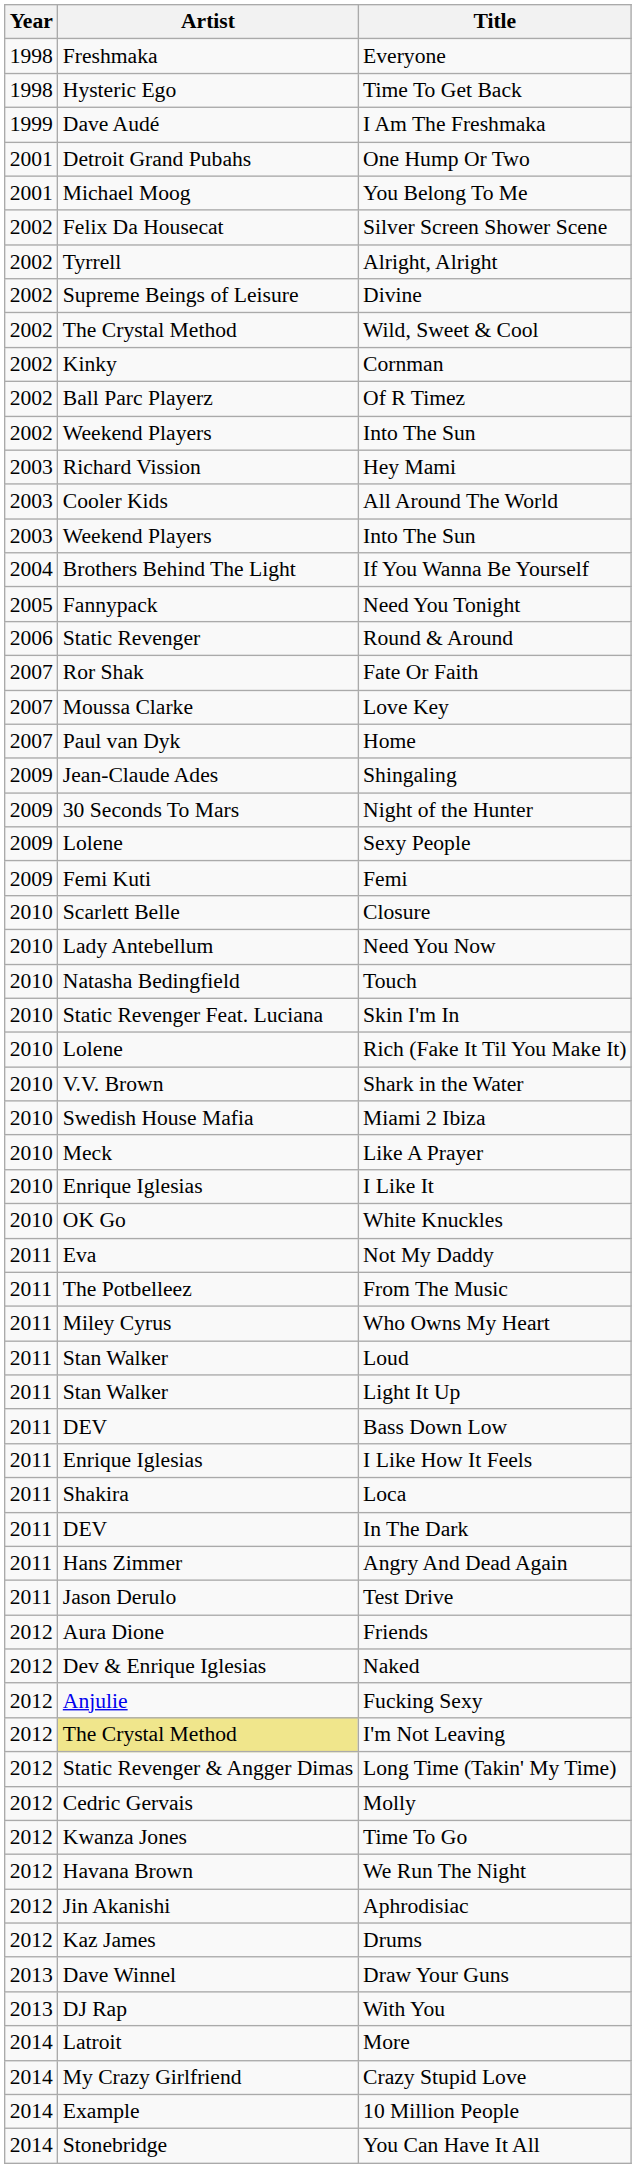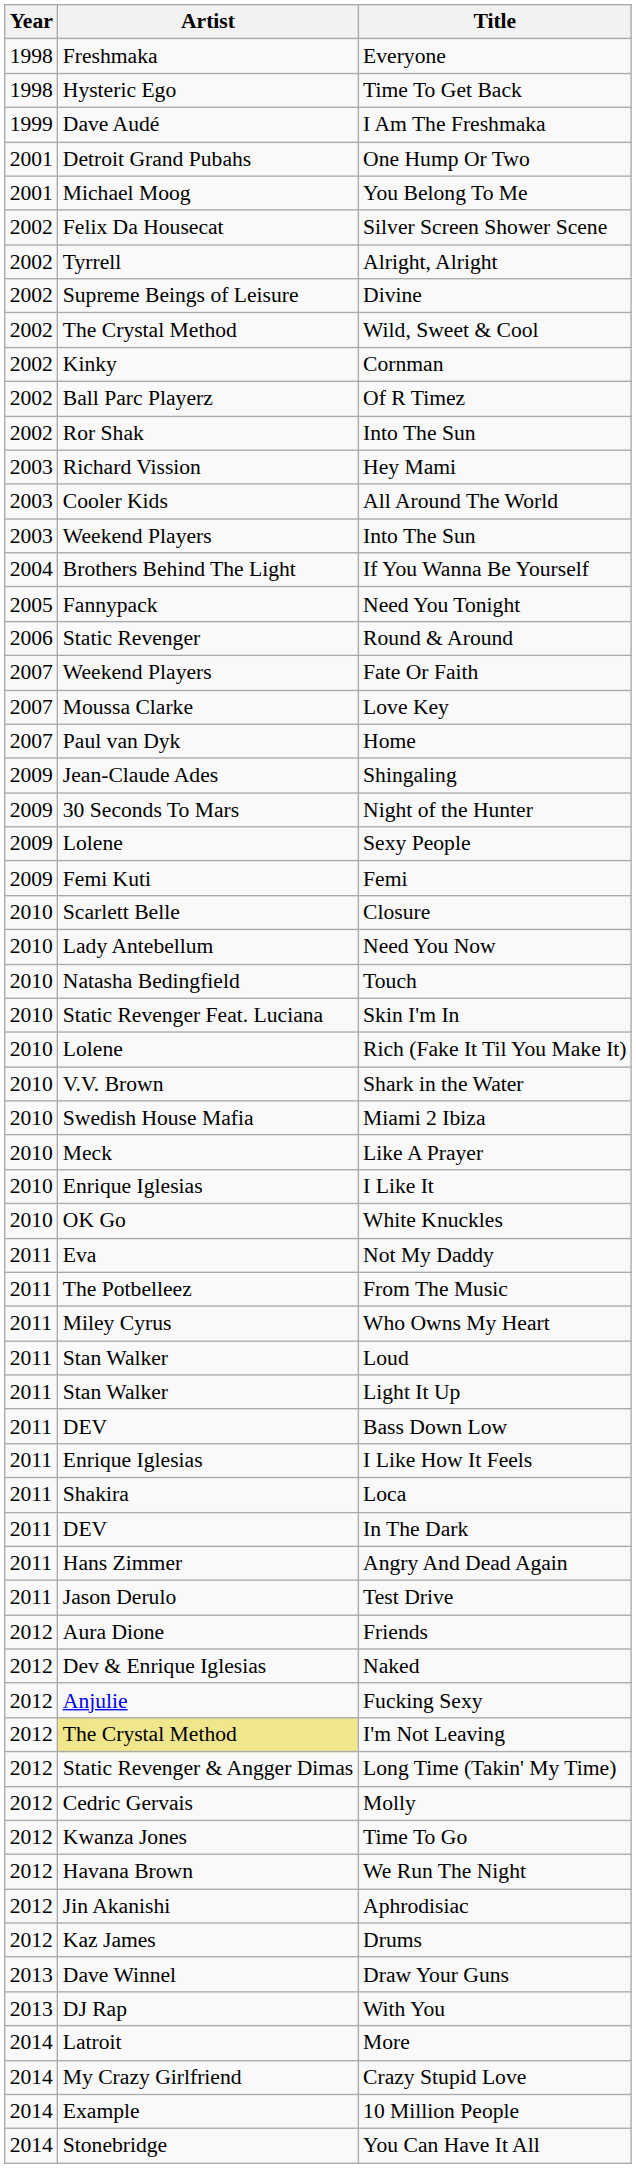(137, 432) Weekend Players -> (103, 432) Ror Shak
(103, 672) Ror Shak -> (137, 672) Weekend Players
